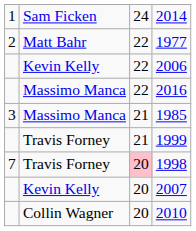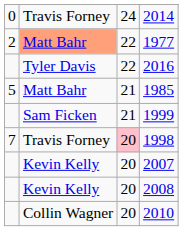(12, 16) 1 -> (12, 16) 0
(60, 16) Sam Ficken -> (66, 16) Travis Forney
(55, 41) no background -> (55, 41) lightsalmon background
- row: (171, 66)
(74, 90) Massimo Manca -> (59, 66) Tyler Davis
(12, 115) 3 -> (12, 90) 5
(74, 115) Massimo Manca -> (55, 90) Matt Bahr
(66, 139) Travis Forney -> (60, 115) Sam Ficken
+ row: (159, 189)
